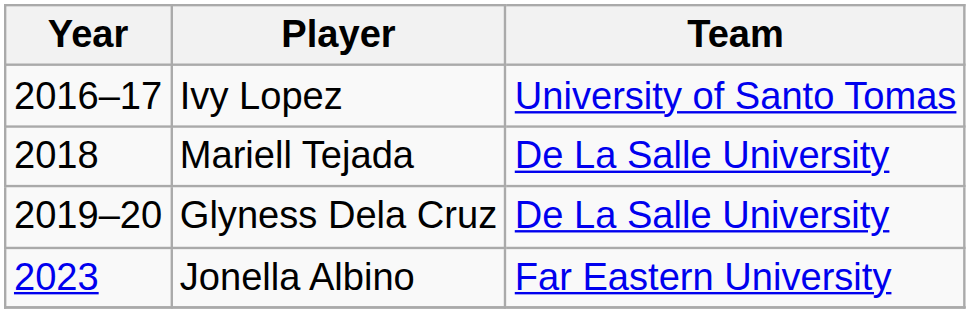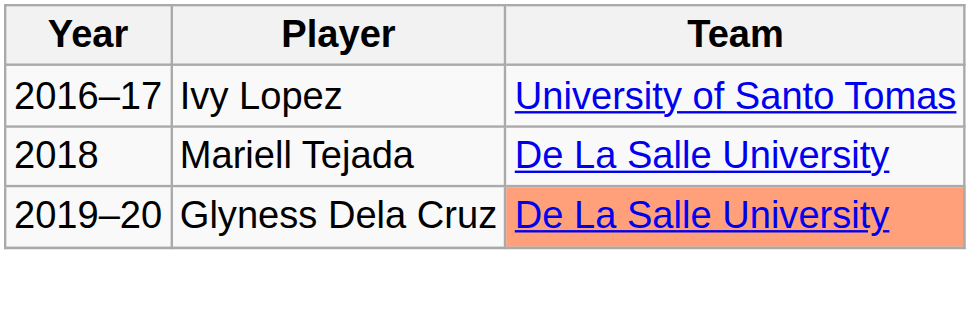(702, 215) no background -> (702, 215) lightsalmon background
- row: (297, 276)
